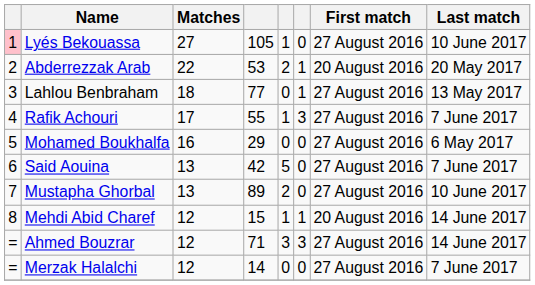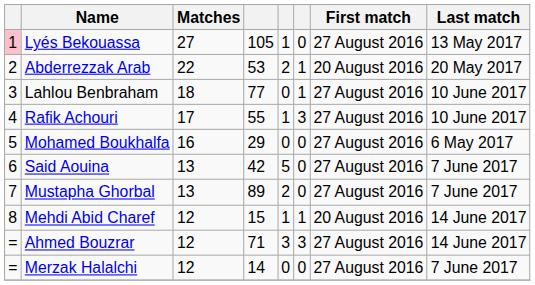(479, 42) 10 June 2017 -> (476, 42) 13 May 2017
(476, 92) 13 May 2017 -> (479, 92) 10 June 2017
(474, 117) 7 June 2017 -> (479, 117) 10 June 2017
(479, 192) 10 June 2017 -> (474, 192) 7 June 2017
